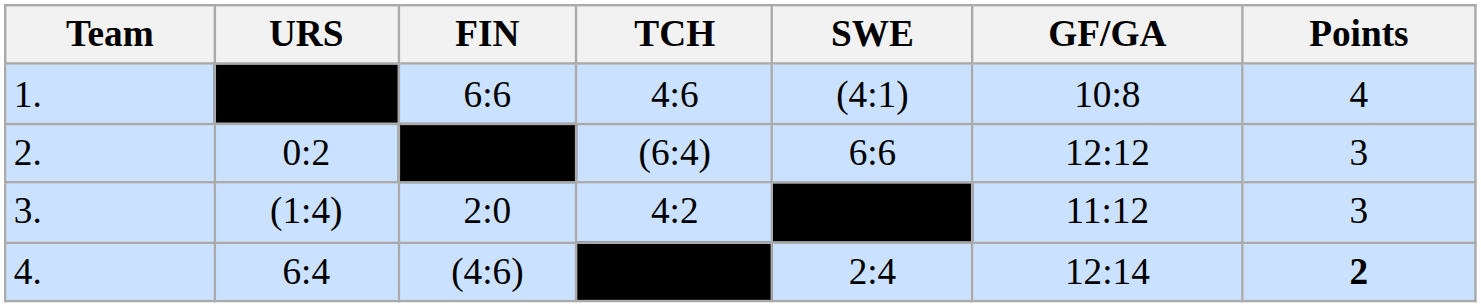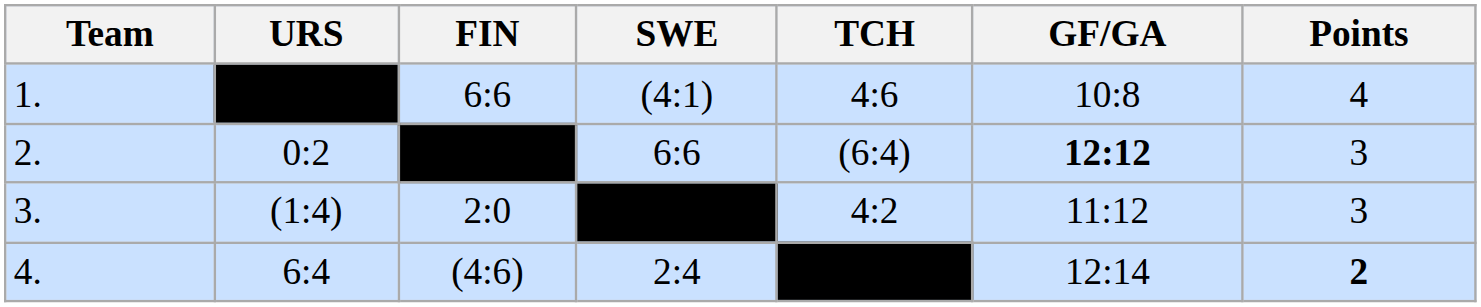columns swapped: (872, 34) <-> (675, 34)
(1107, 152) normal -> (1107, 152) bold
